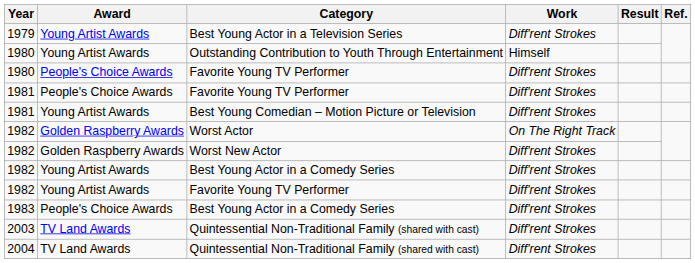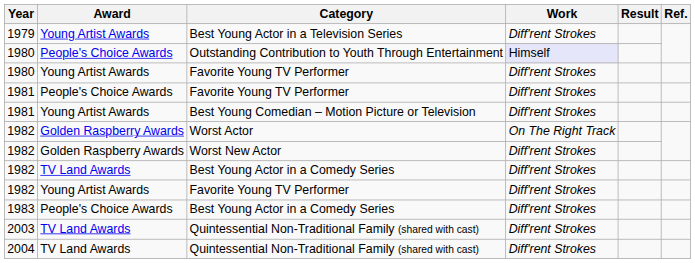(95, 53) Young Artist Awards -> (106, 53) People's Choice Awards
(529, 53) no background -> (529, 53) lavender background
(106, 72) People's Choice Awards -> (95, 72) Young Artist Awards
(95, 170) Young Artist Awards -> (85, 170) TV Land Awards
